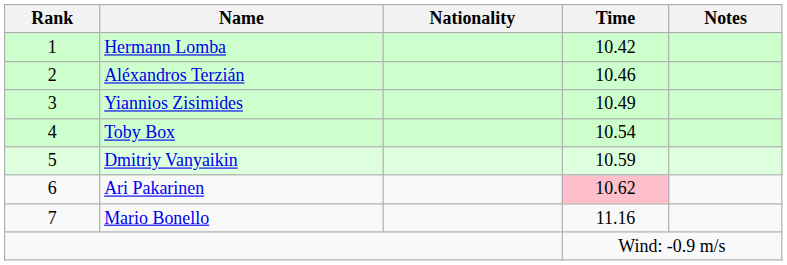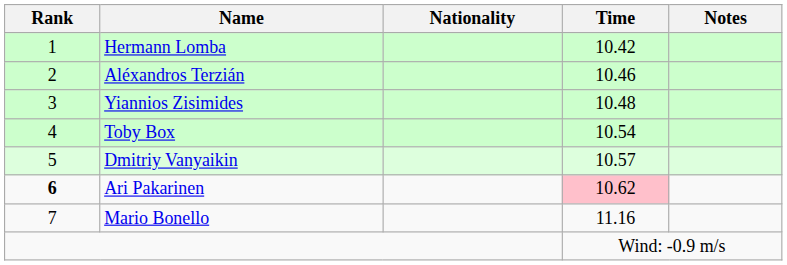(615, 103) 10.49 -> (615, 103) 10.48
(615, 160) 10.59 -> (615, 160) 10.57
(52, 189) normal -> (52, 189) bold
